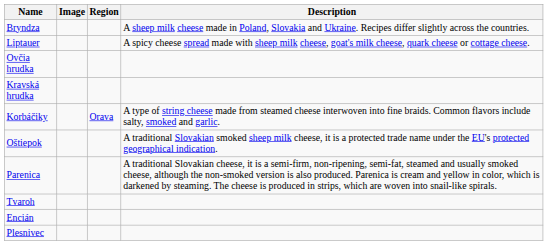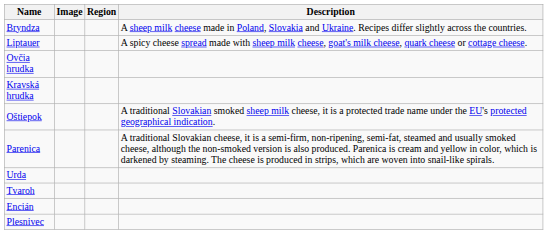- row: (27, 117)
+ row: (16, 175)
